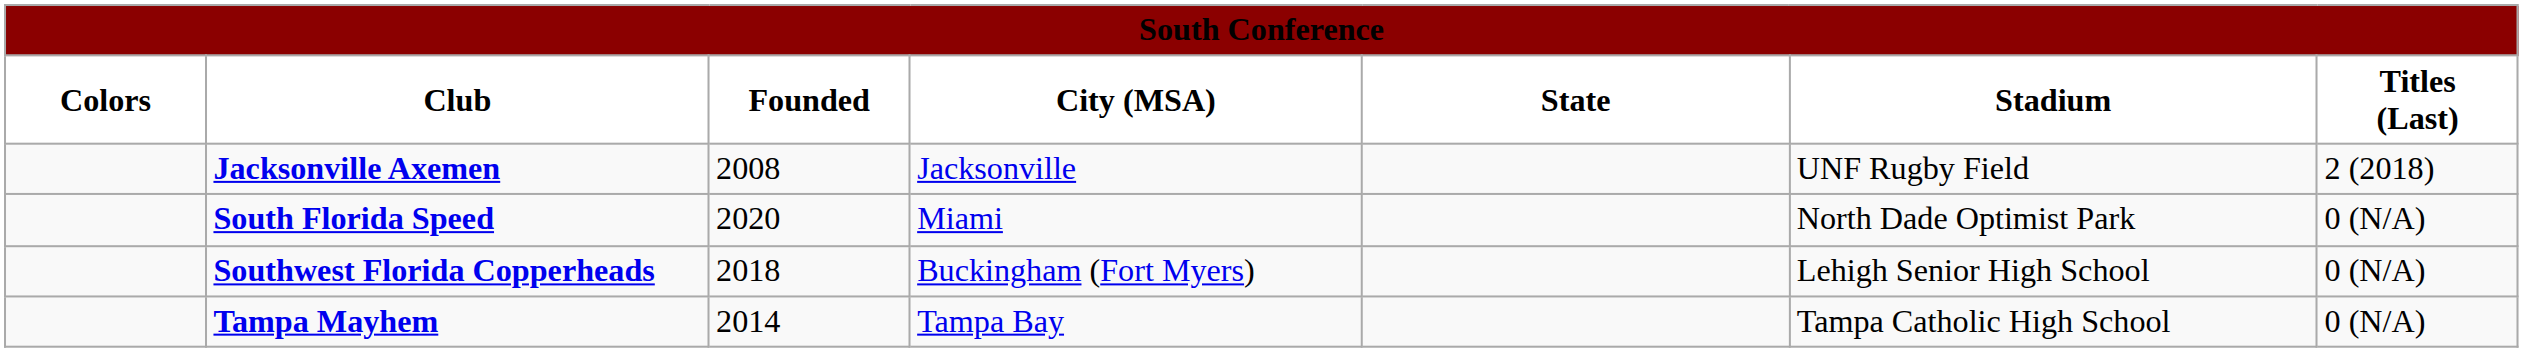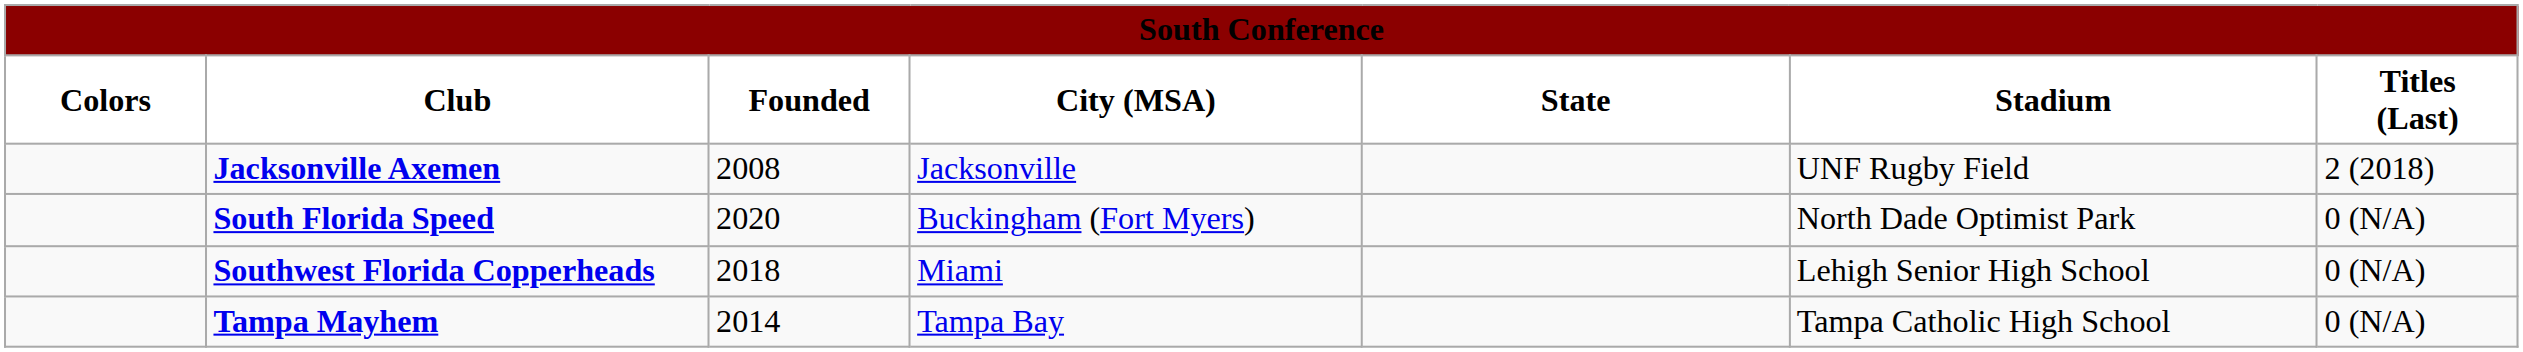(960, 219) Miami -> (1086, 219) Buckingham (Fort Myers)
(1086, 270) Buckingham (Fort Myers) -> (960, 270) Miami
